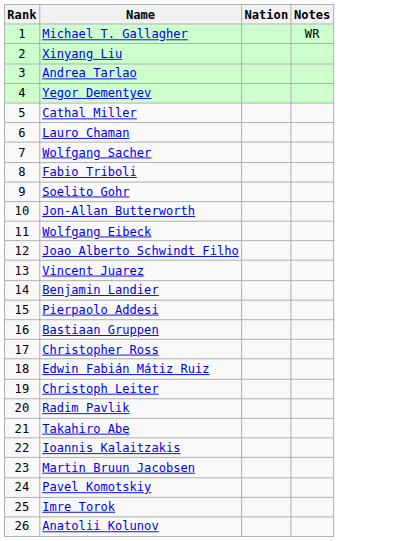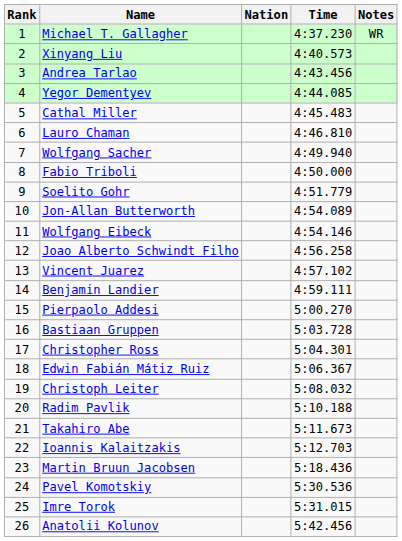+ column: (323, 14)
